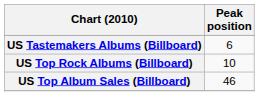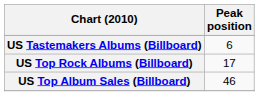(229, 63) 10 -> (229, 63) 17
